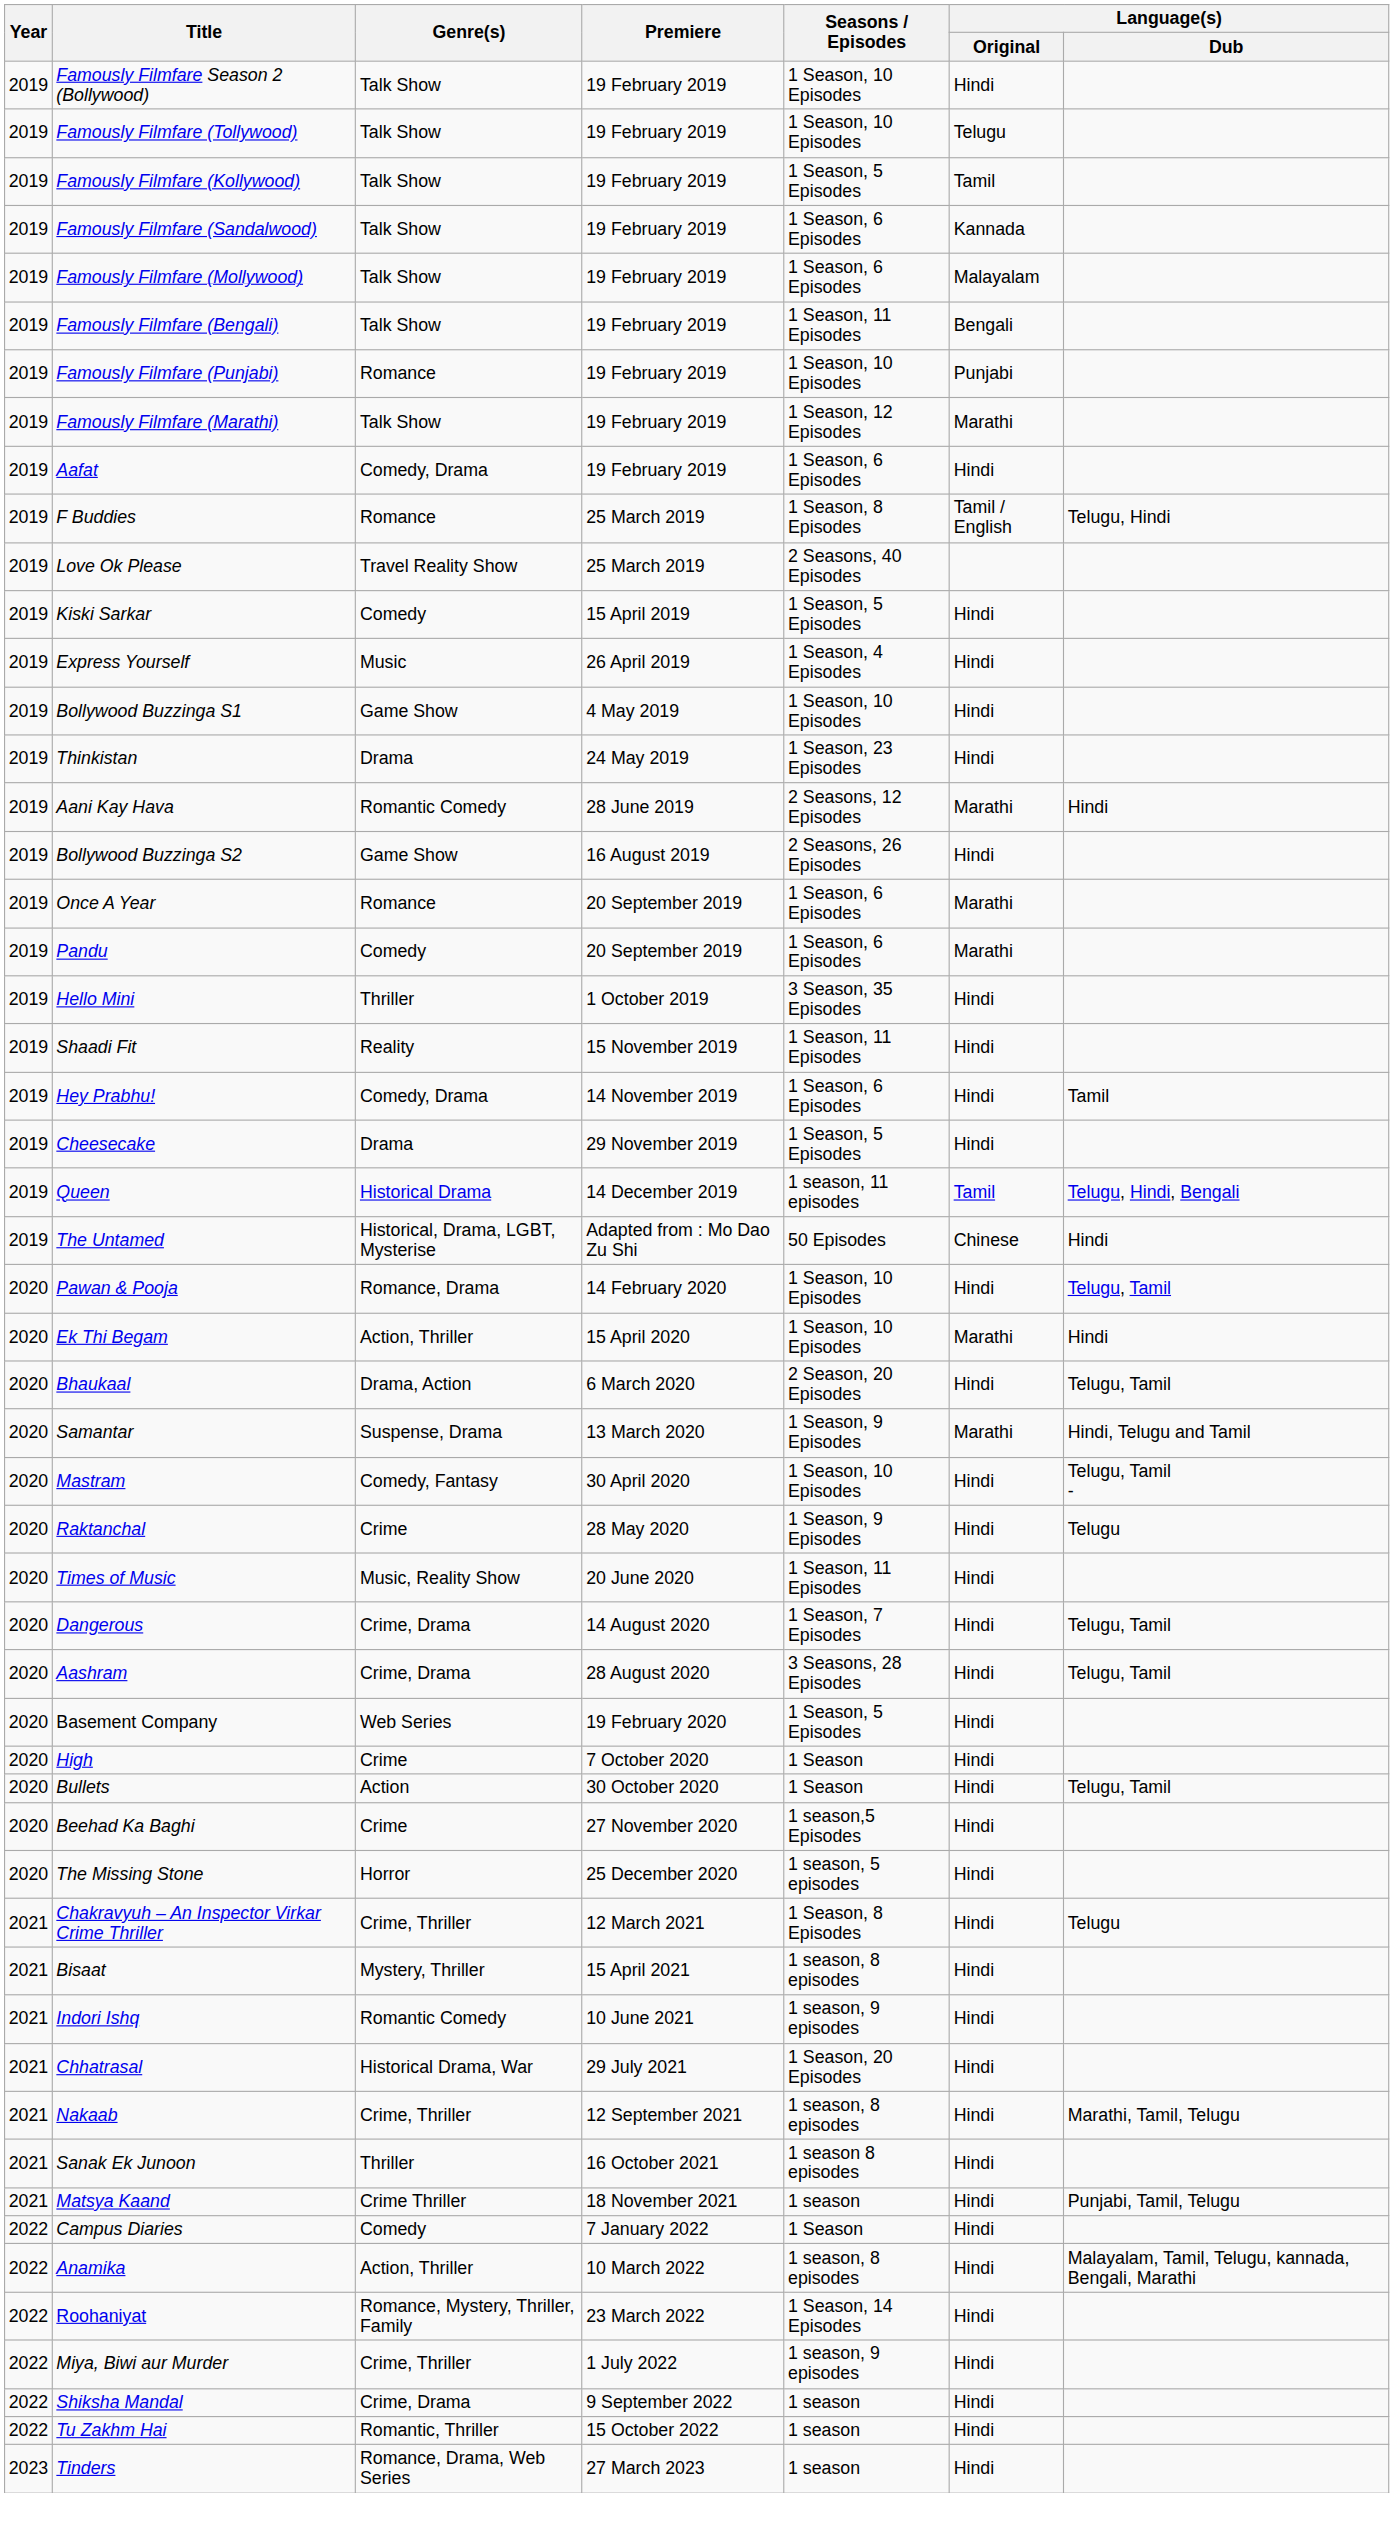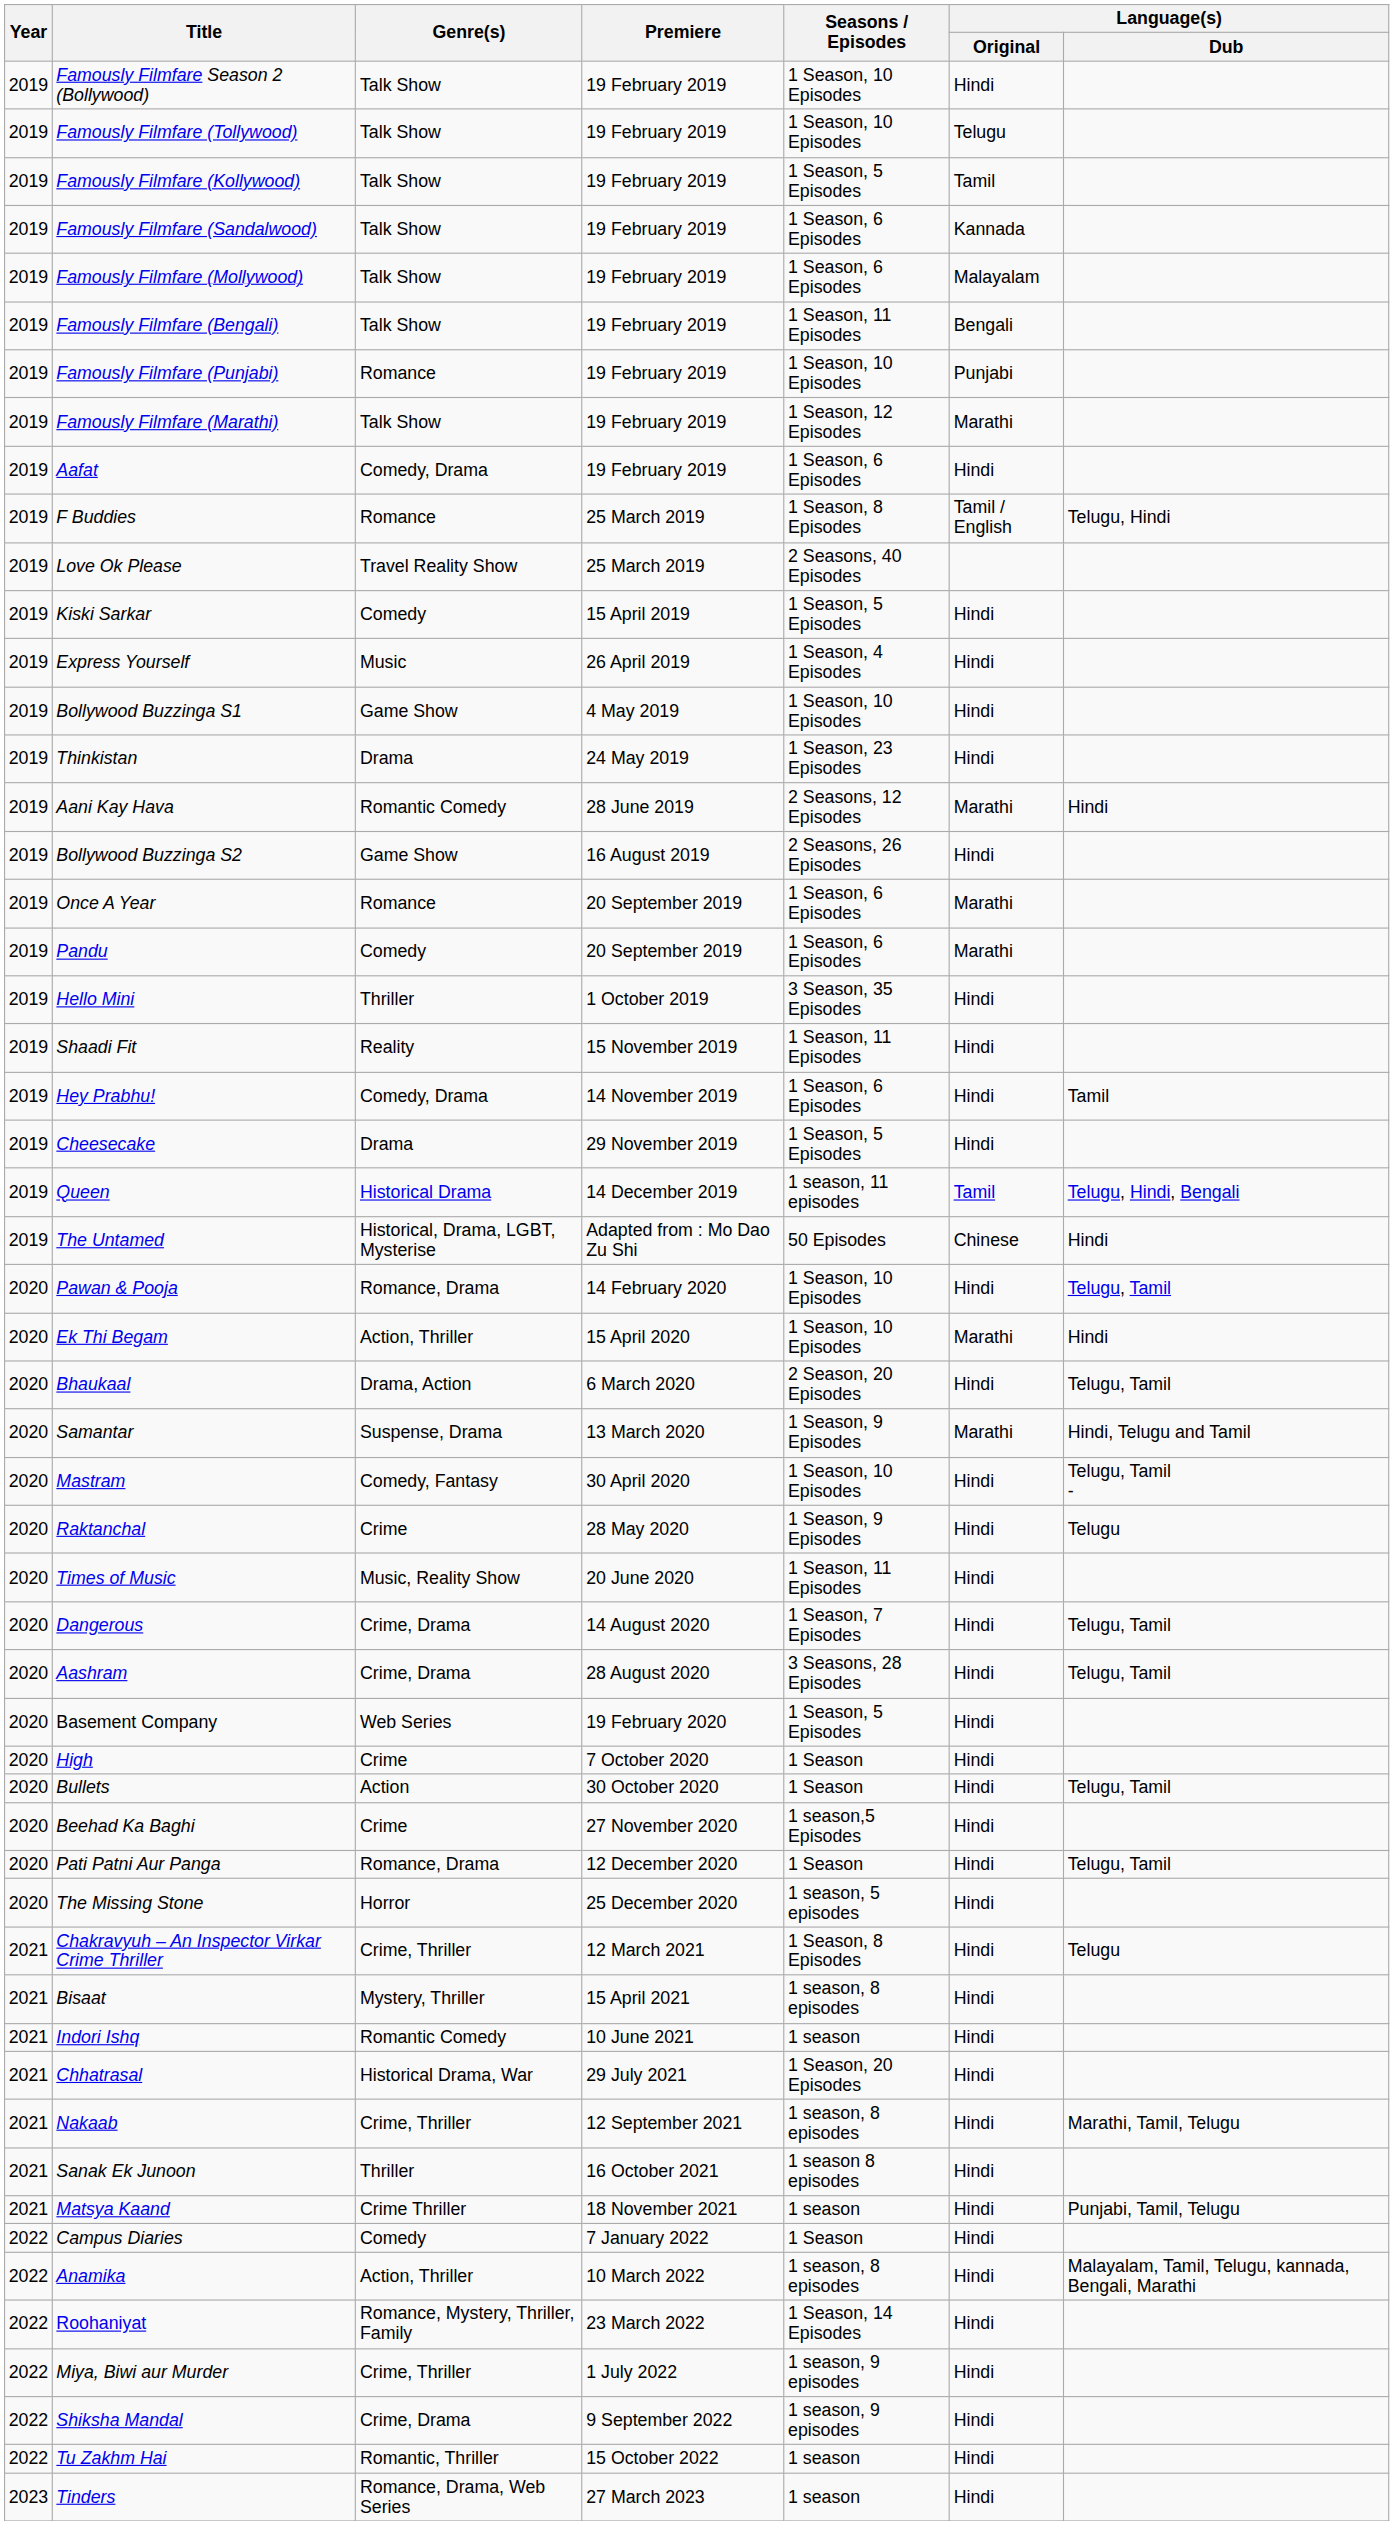+ row: (138, 1864)
(834, 2018) 1 season, 9 episodes -> (824, 2037) 1 season
(824, 2402) 1 season -> (834, 2420) 1 season, 9 episodes
